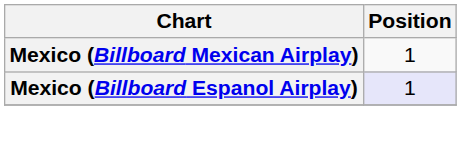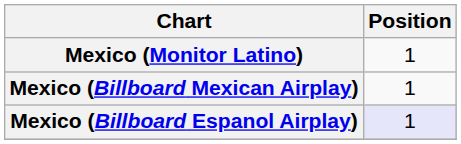+ row: (184, 54)
